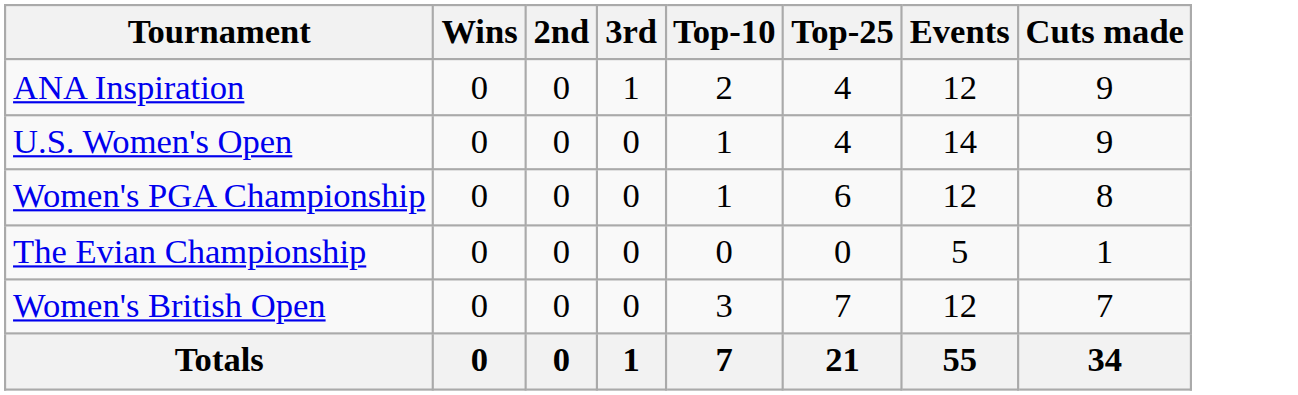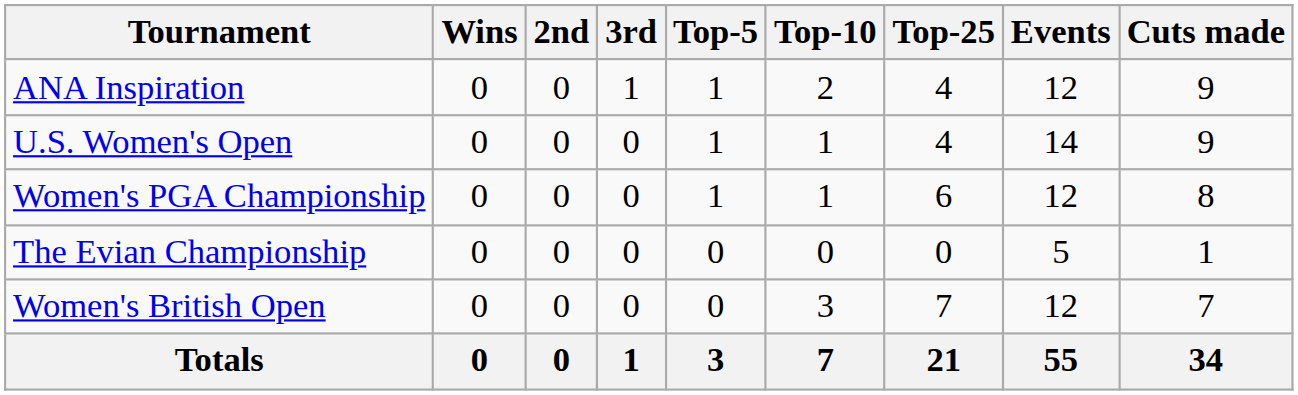+ column: (716, 31)
